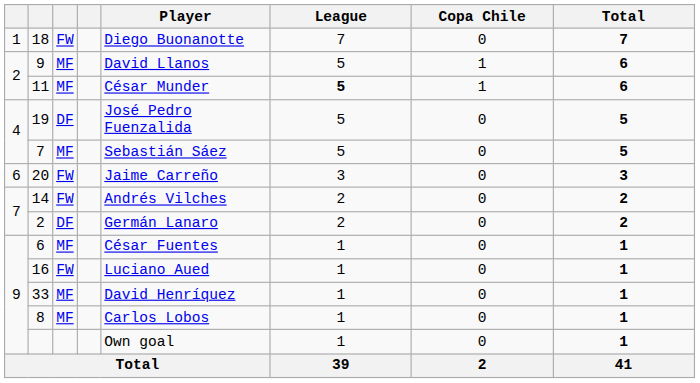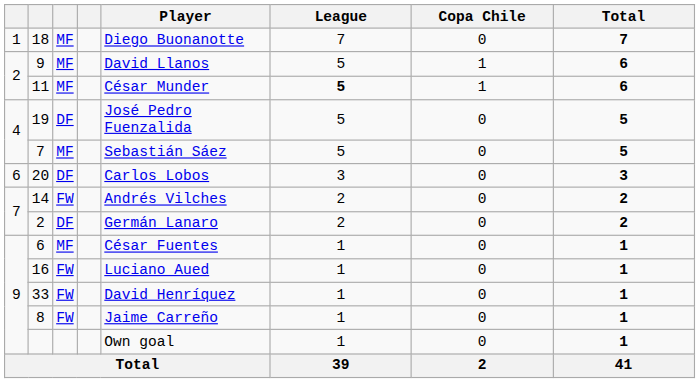(65, 40) FW -> (65, 40) MF
(65, 176) FW -> (65, 176) DF
(161, 176) Jaime Carreño -> (157, 176) Carlos Lobos
(65, 294) MF -> (65, 294) FW
(65, 318) MF -> (65, 318) FW
(157, 318) Carlos Lobos -> (161, 318) Jaime Carreño
